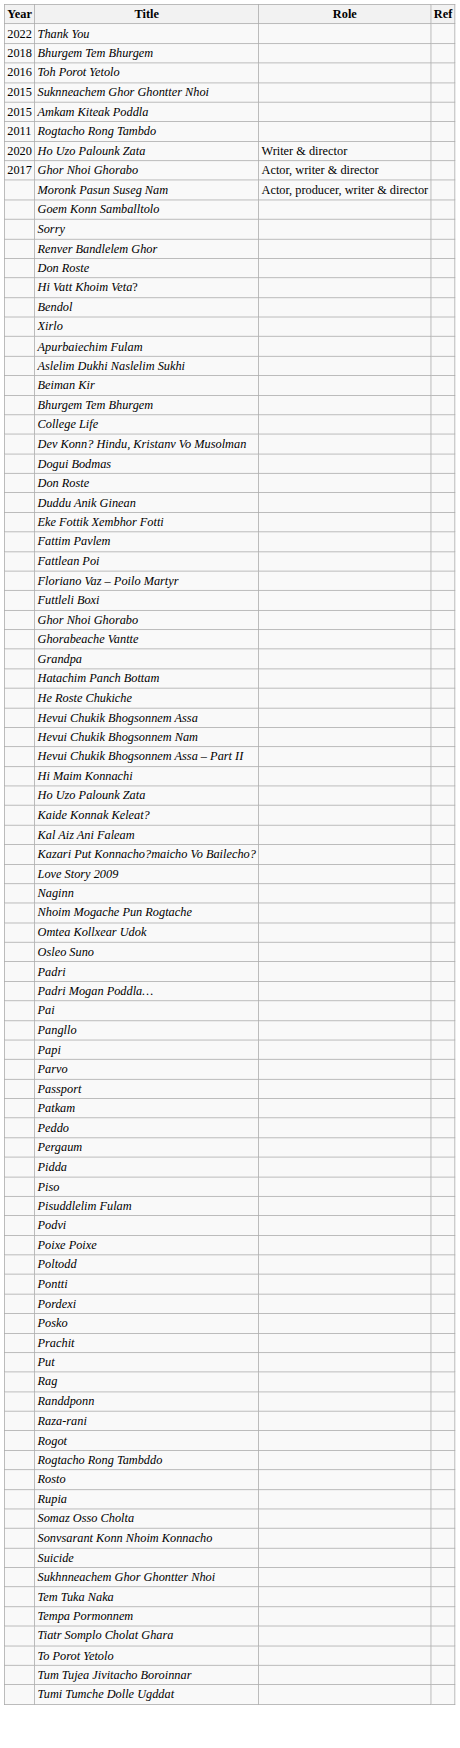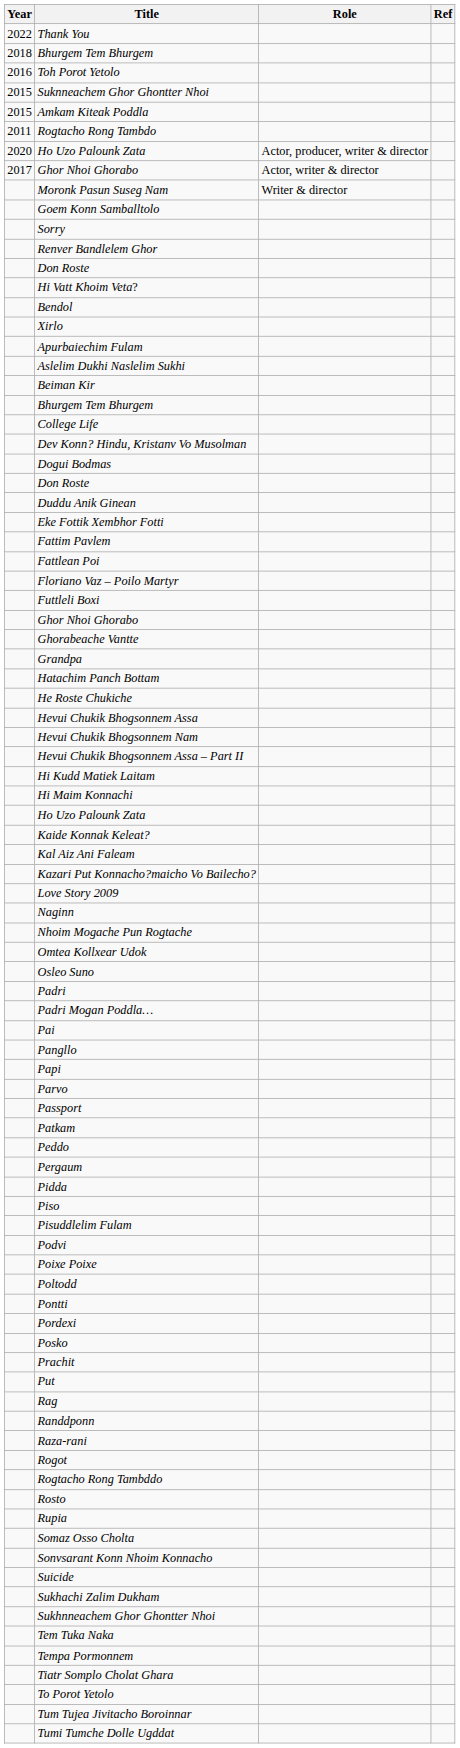(304, 151) Writer & director -> (345, 151) Actor, producer, writer & director
(345, 190) Actor, producer, writer & director -> (304, 190) Writer & director
+ row: (20, 776)
+ row: (20, 1597)
